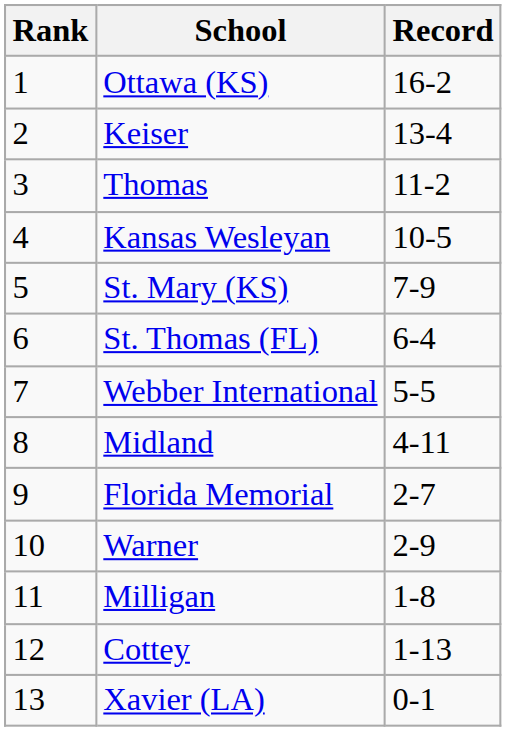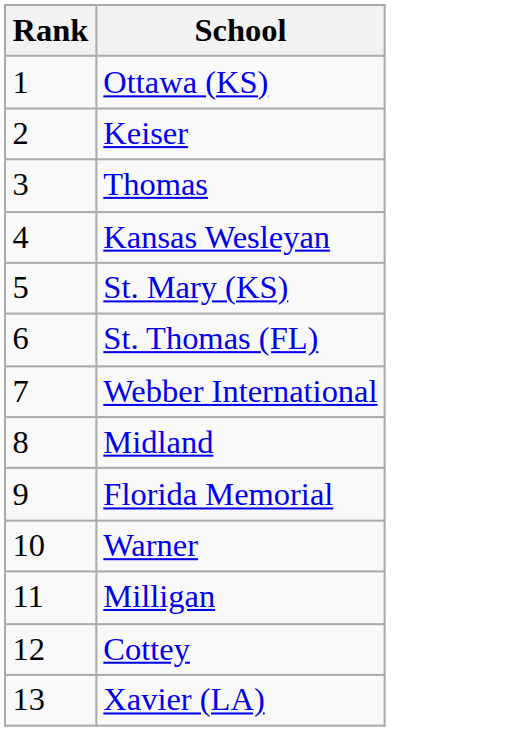- column: (443, 30)
